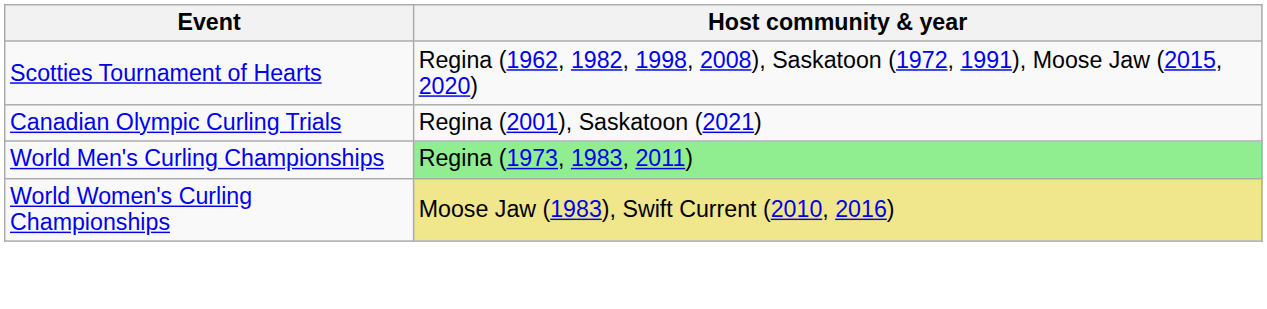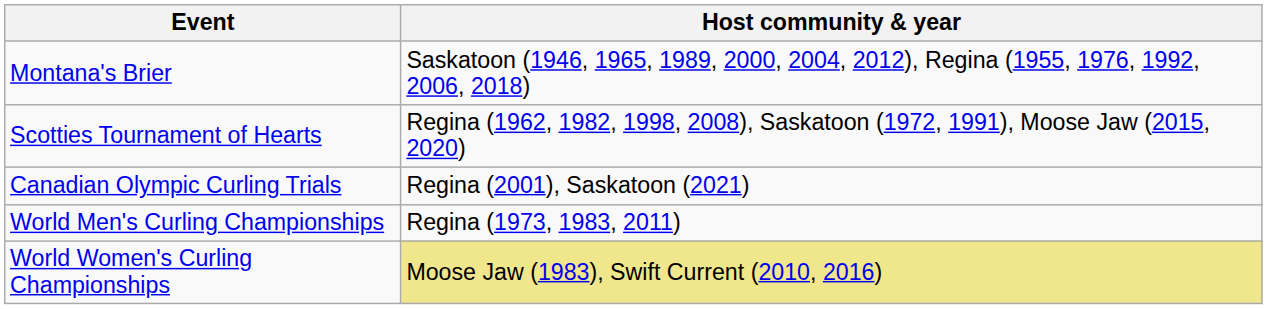+ row: (91, 72)
(556, 159) lightgreen background -> (544, 222) no background
